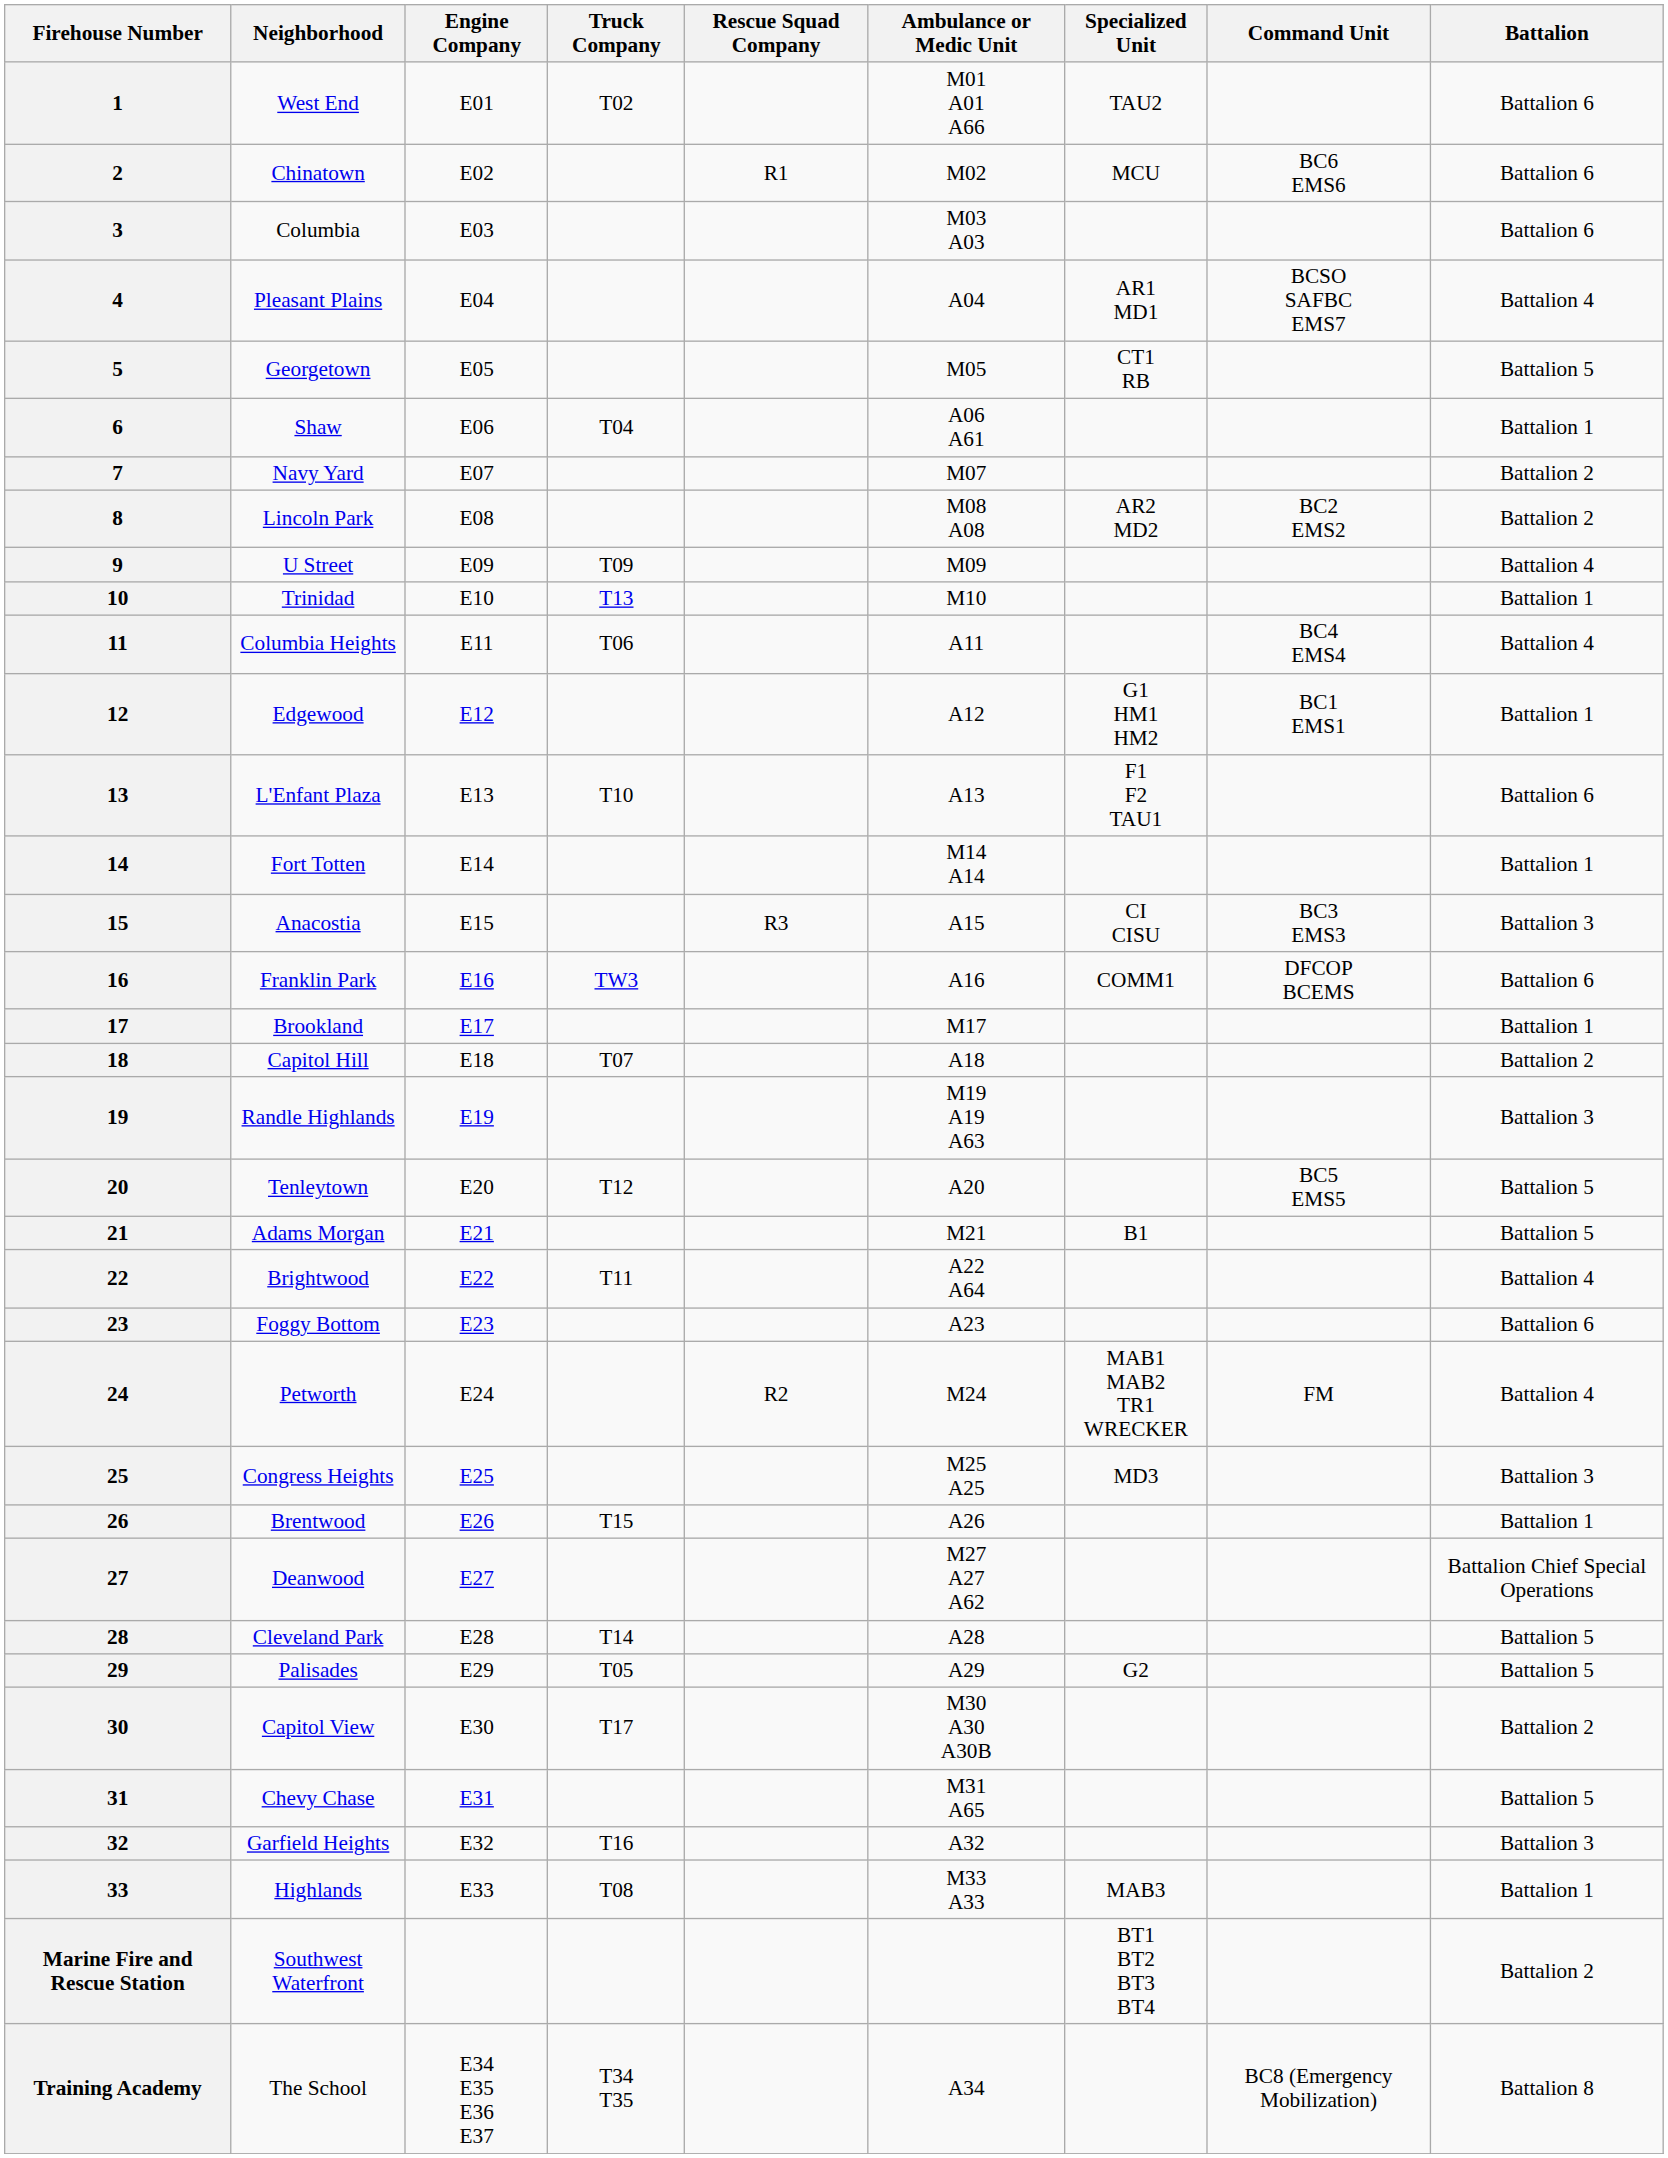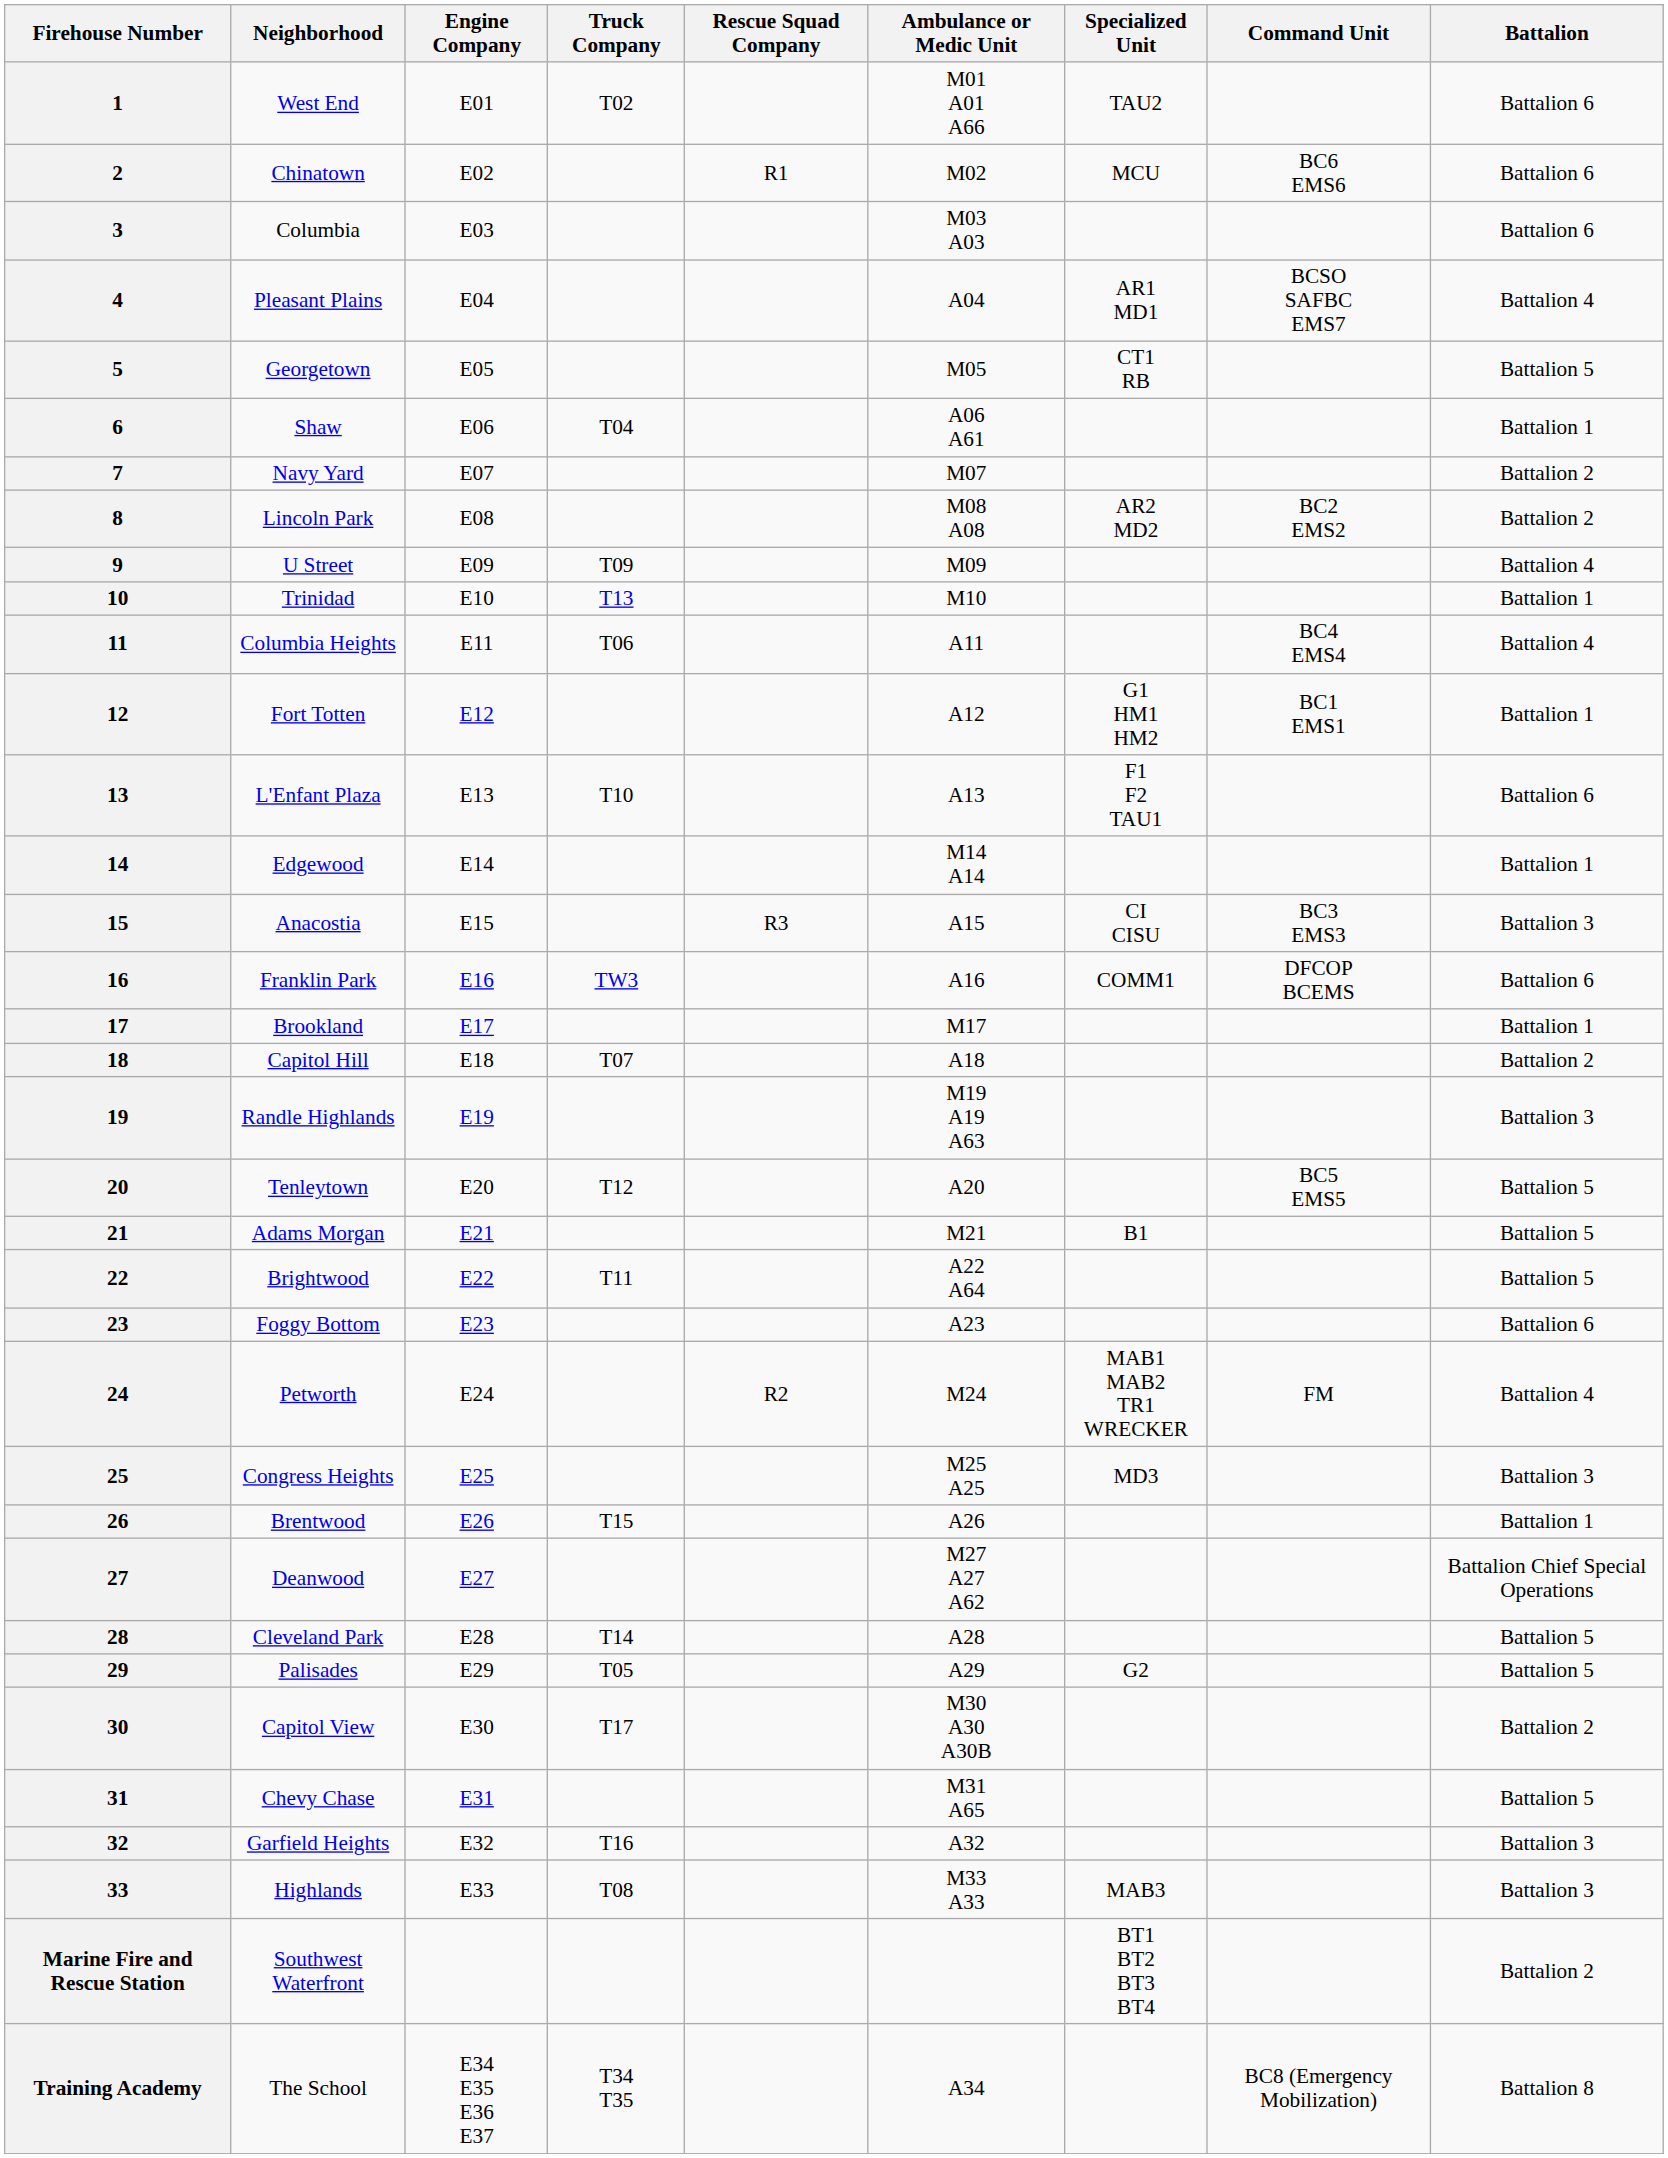(318, 713) Edgewood -> (318, 713) Fort Totten
(318, 864) Fort Totten -> (318, 864) Edgewood
(1547, 1278) Battalion 4 -> (1547, 1278) Battalion 5
(1547, 1889) Battalion 1 -> (1547, 1889) Battalion 3
